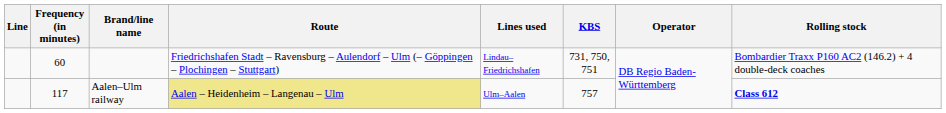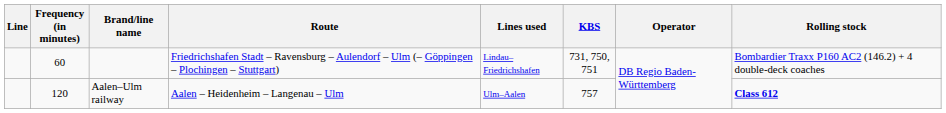(60, 94) 117 -> (60, 94) 120
(257, 94) khaki background -> (257, 94) no background
